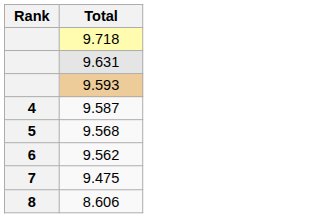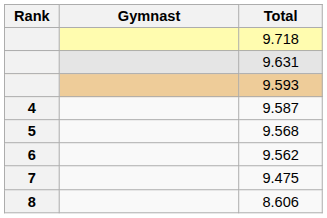+ column: (149, 16)
